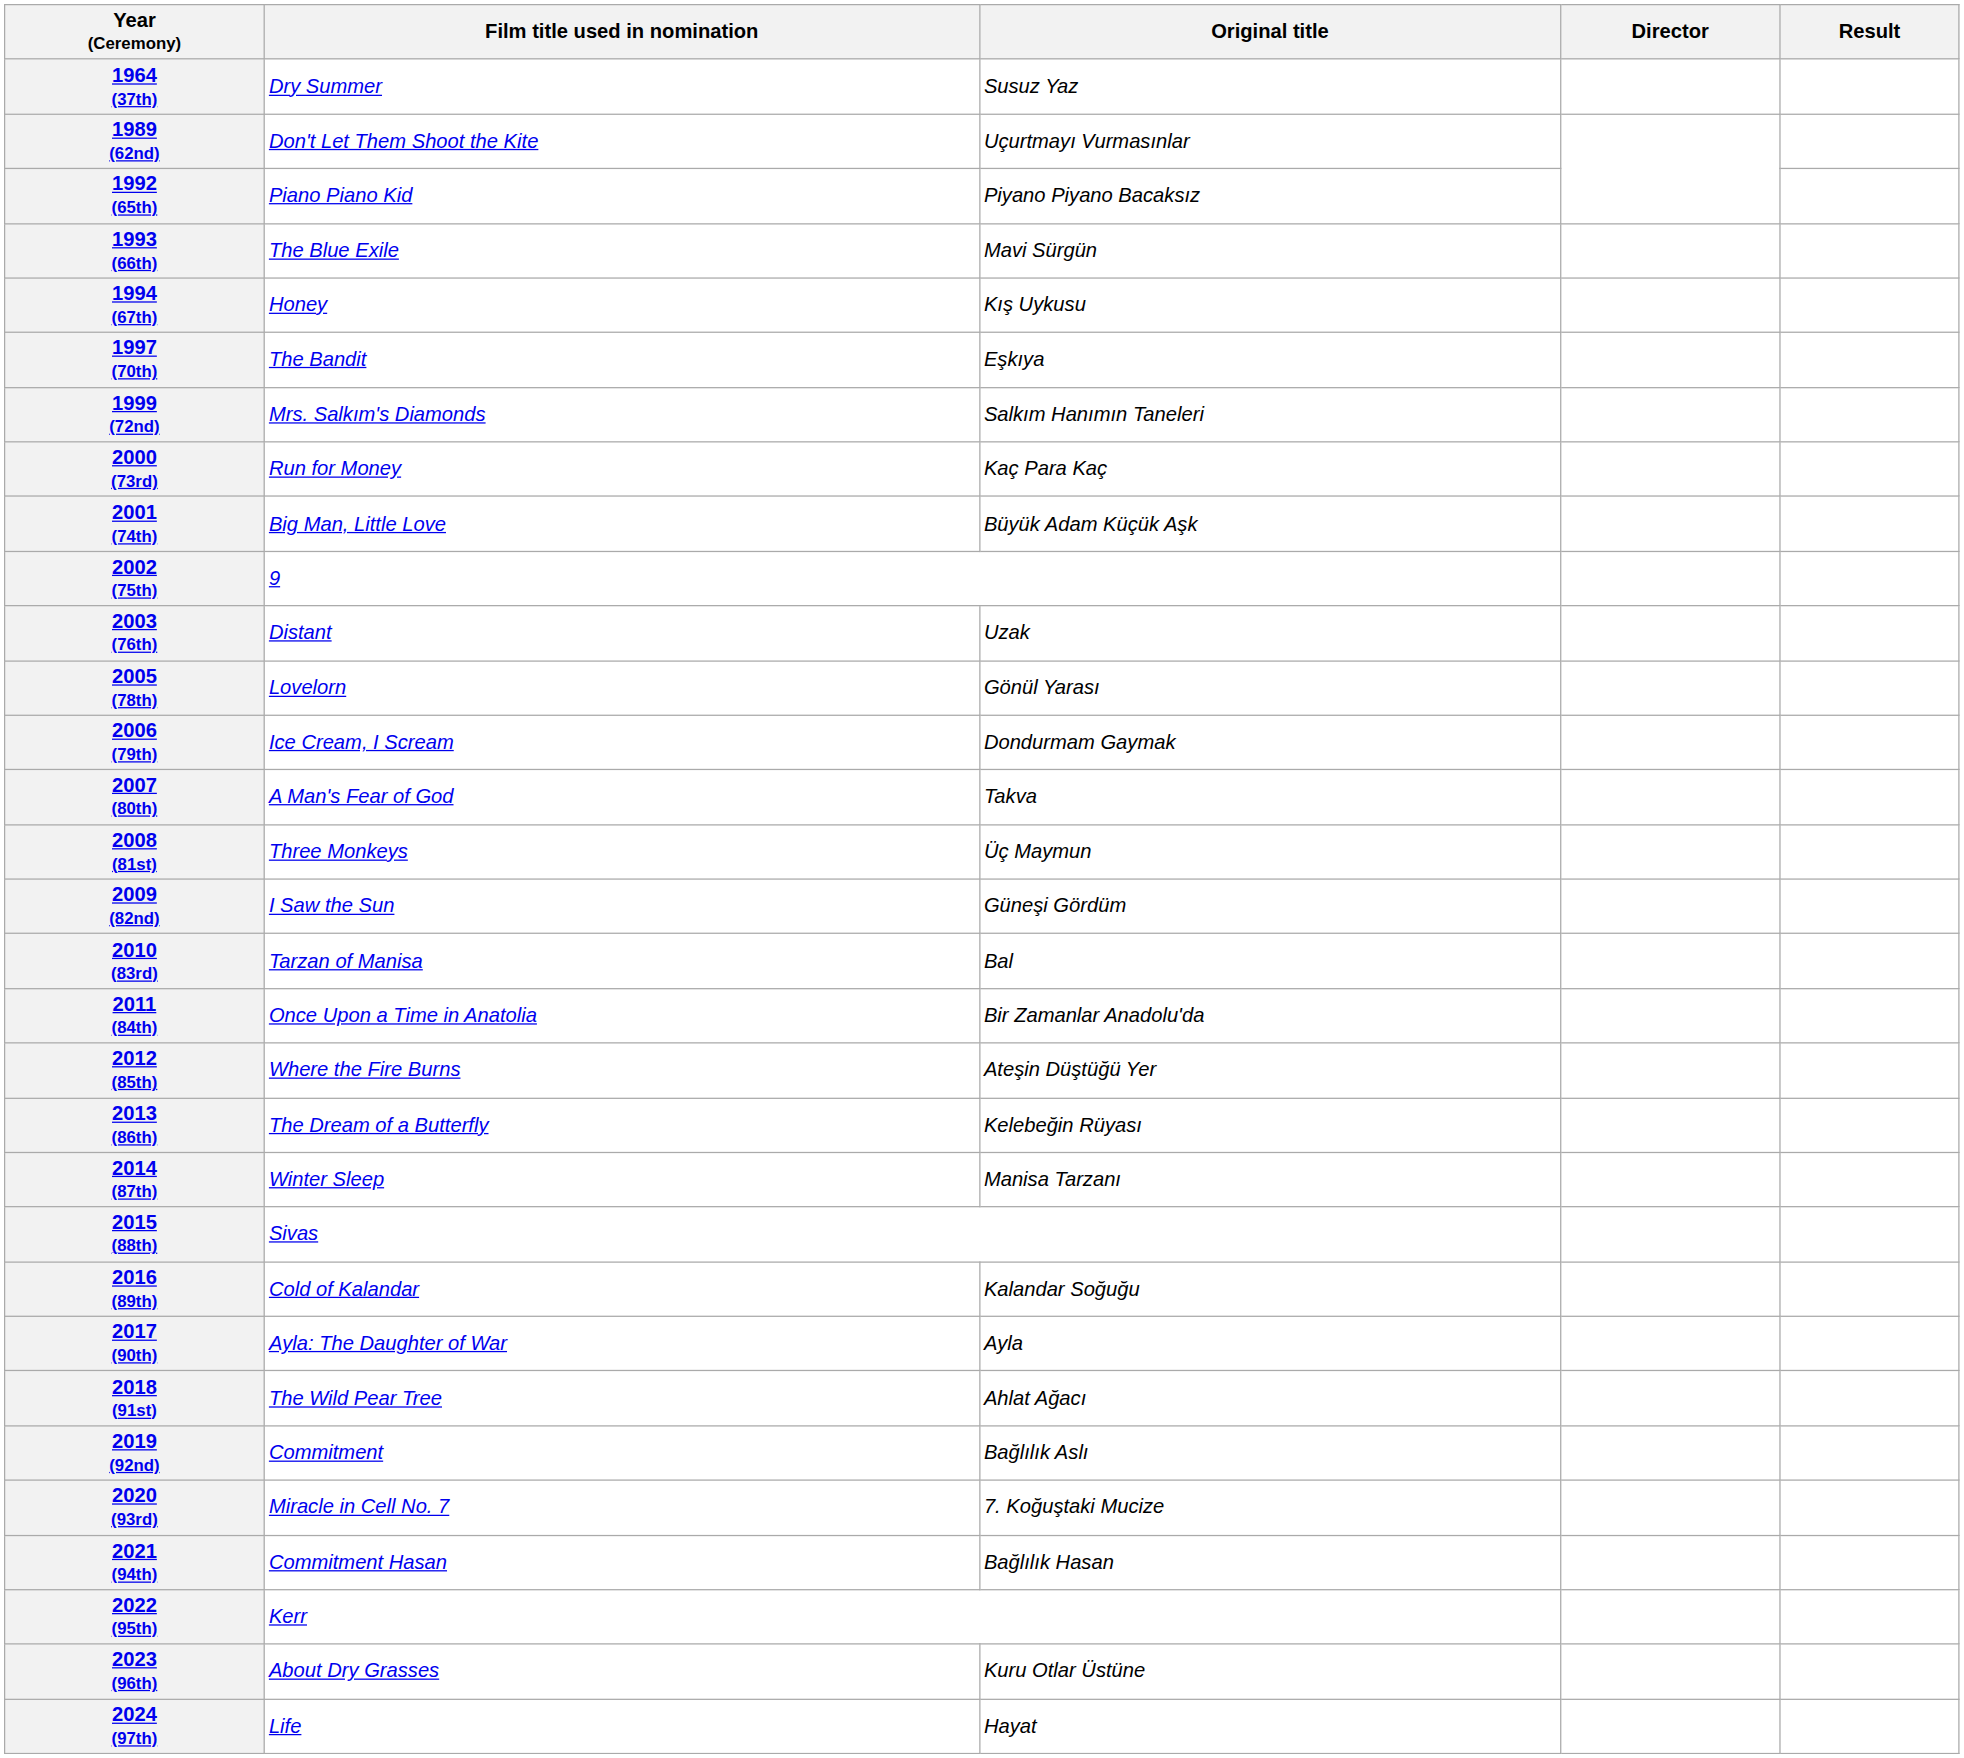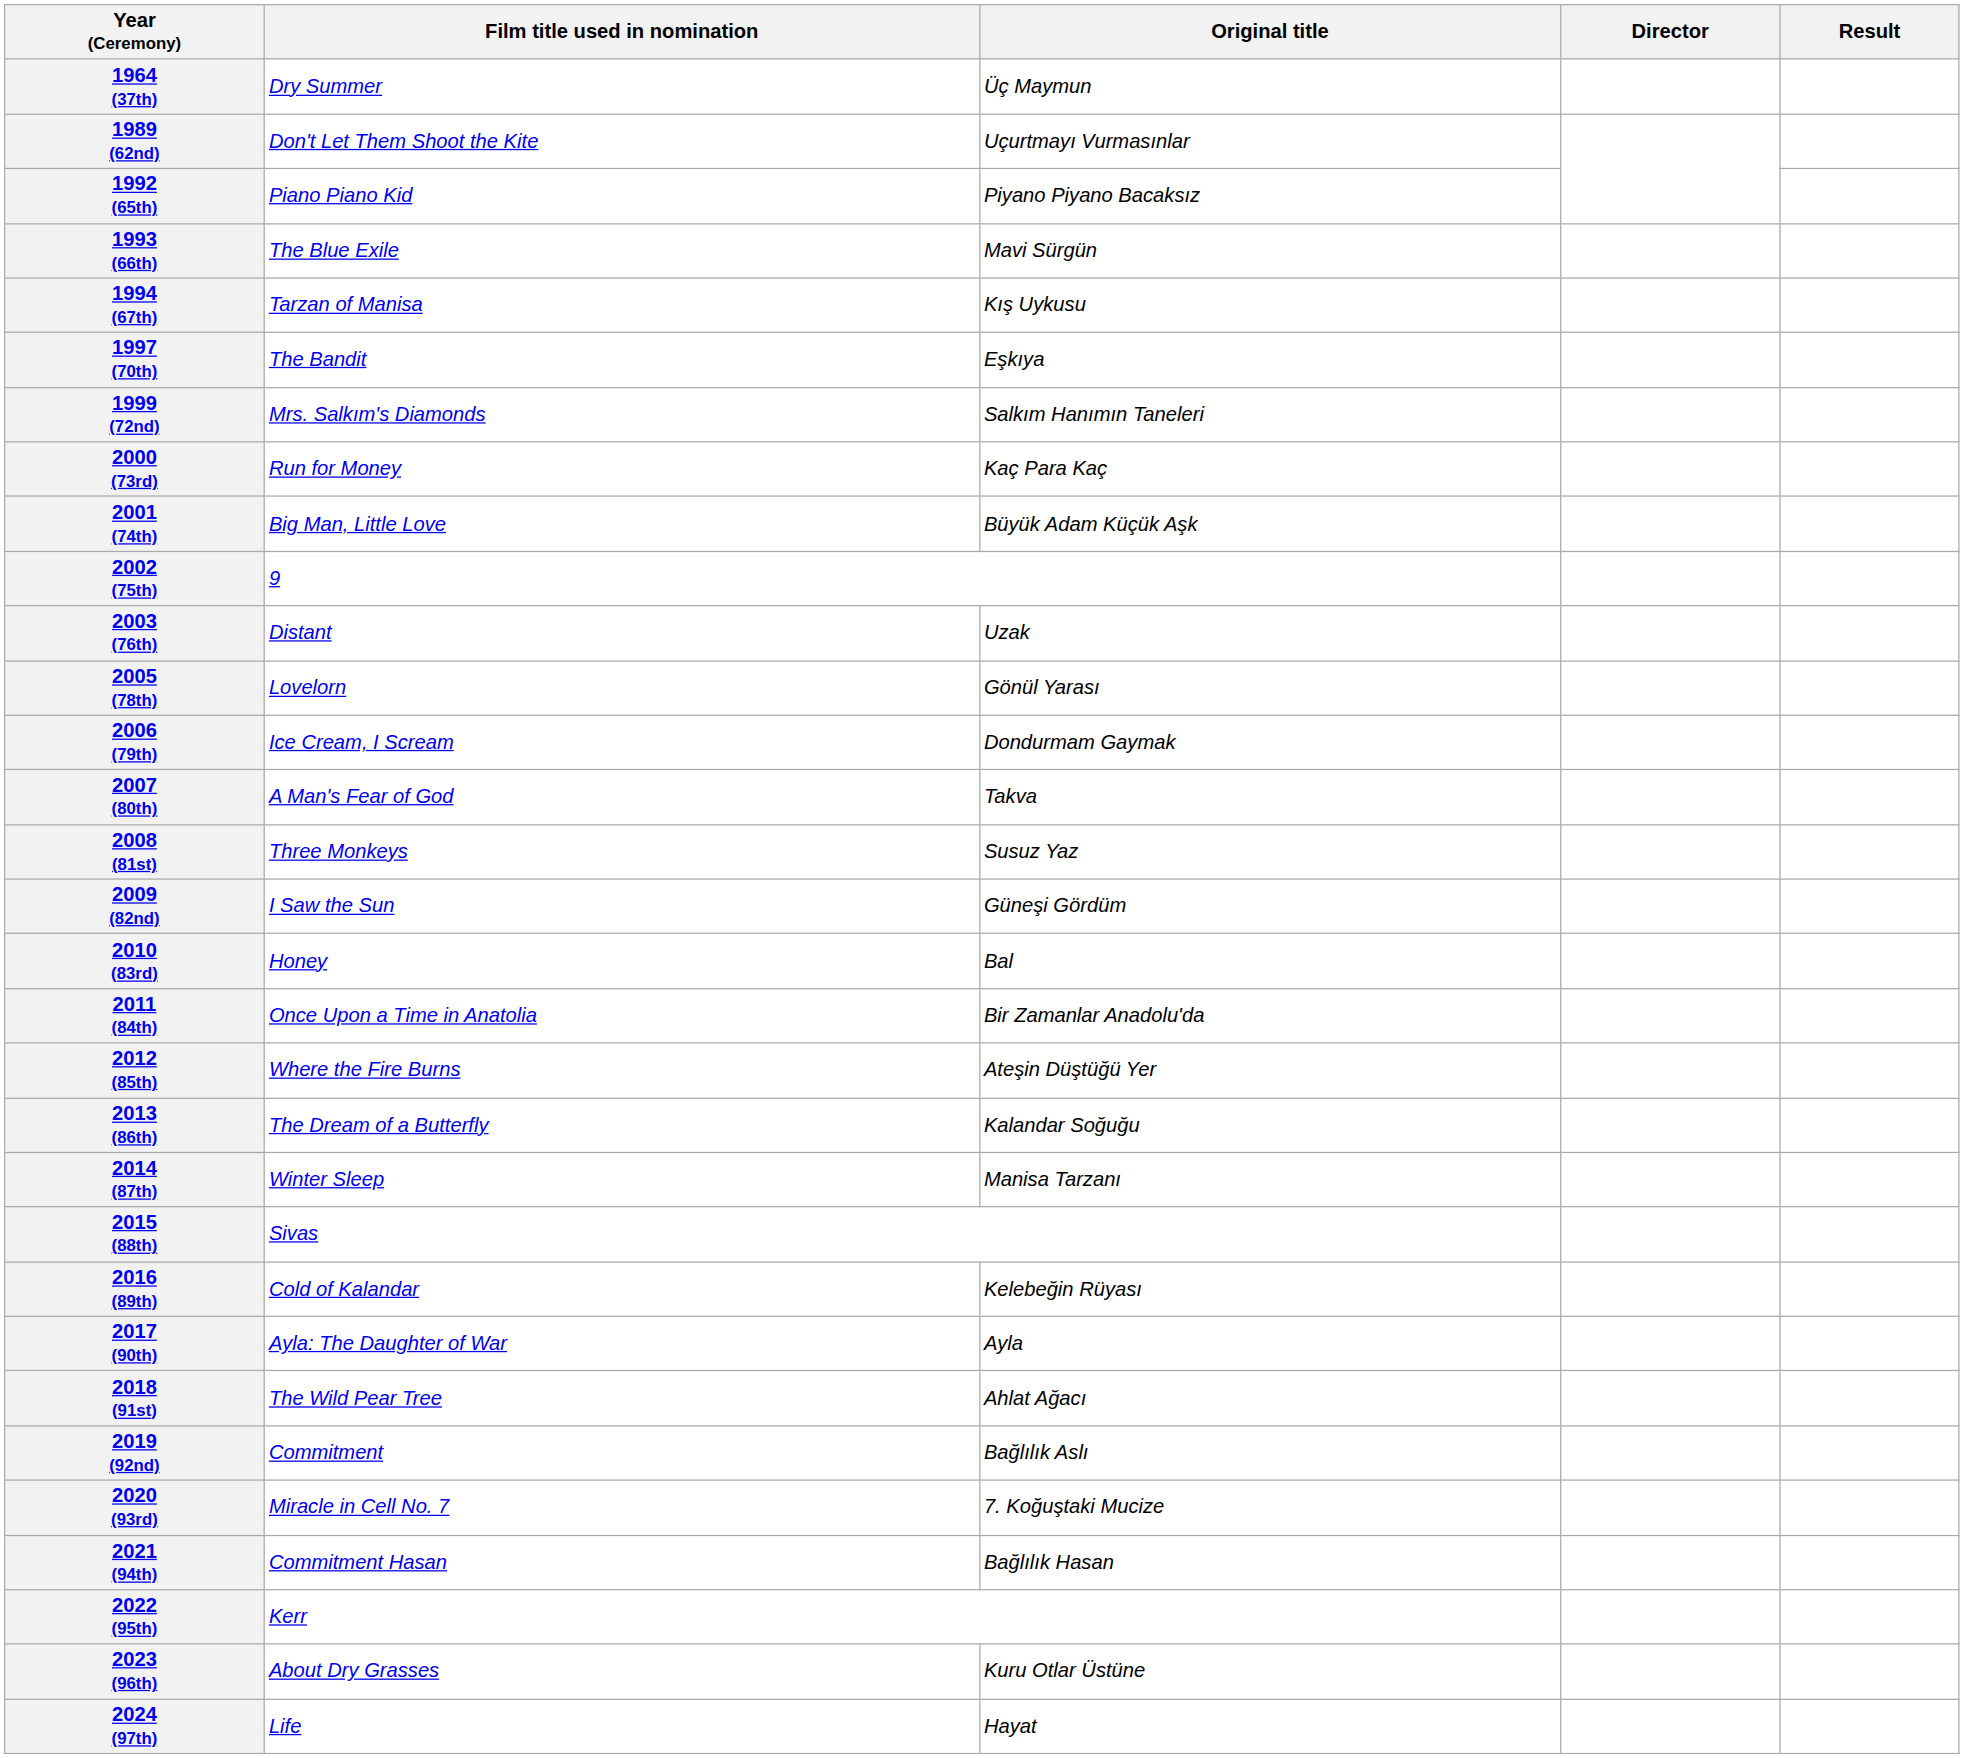(1031, 86) Susuz Yaz -> (1038, 86) Üç Maymun
(298, 305) Honey -> (346, 305) Tarzan of Manisa
(1038, 851) Üç Maymun -> (1031, 851) Susuz Yaz
(346, 960) Tarzan of Manisa -> (298, 960) Honey
(1063, 1124) Kelebeğin Rüyası -> (1062, 1124) Kalandar Soğuğu
(1062, 1288) Kalandar Soğuğu -> (1063, 1288) Kelebeğin Rüyası
